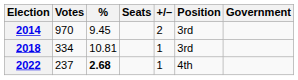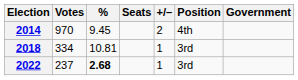(185, 30) 3rd -> (185, 30) 4th
(185, 65) 4th -> (185, 65) 3rd
